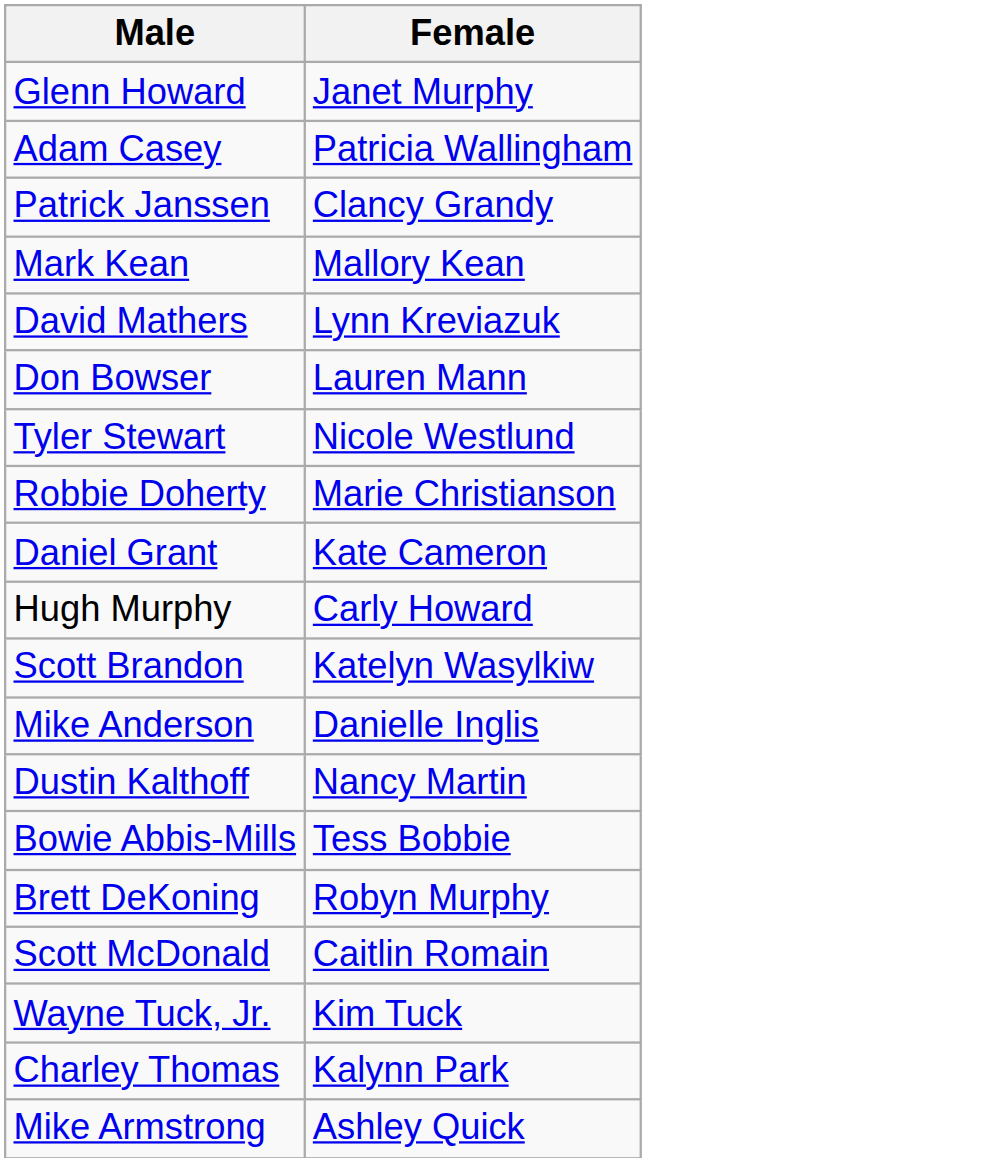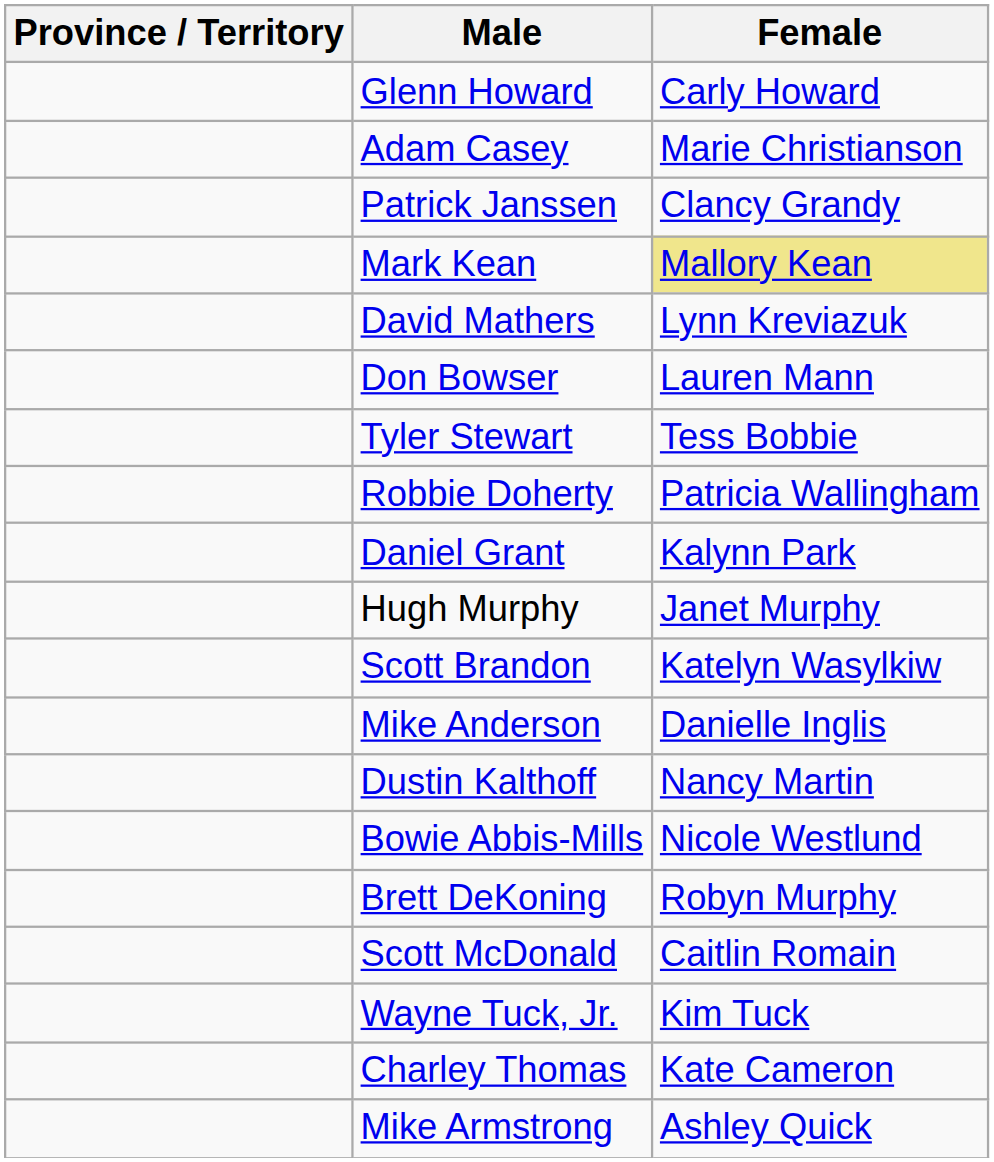+ column: (179, 33)
(423, 90) Janet Murphy -> (770, 90) Carly Howard
(473, 148) Patricia Wallingham -> (811, 148) Marie Christianson
(419, 263) no background -> (766, 263) khaki background
(444, 436) Nicole Westlund -> (759, 436) Tess Bobbie
(464, 494) Marie Christianson -> (820, 494) Patricia Wallingham
(430, 551) Kate Cameron -> (758, 551) Kalynn Park
(423, 609) Carly Howard -> (770, 609) Janet Murphy
(412, 839) Tess Bobbie -> (791, 839) Nicole Westlund
(411, 1070) Kalynn Park -> (777, 1070) Kate Cameron
